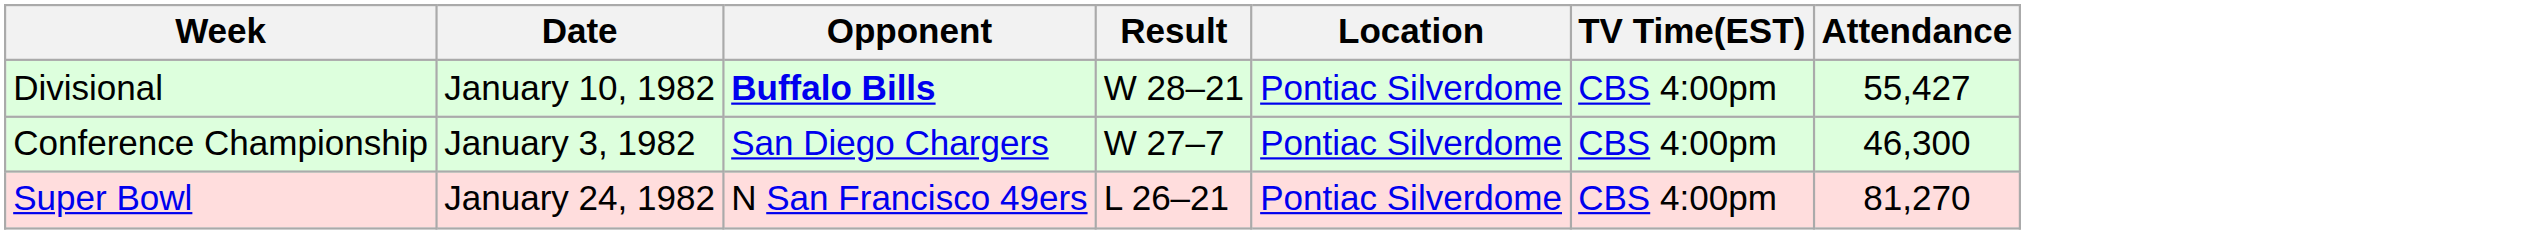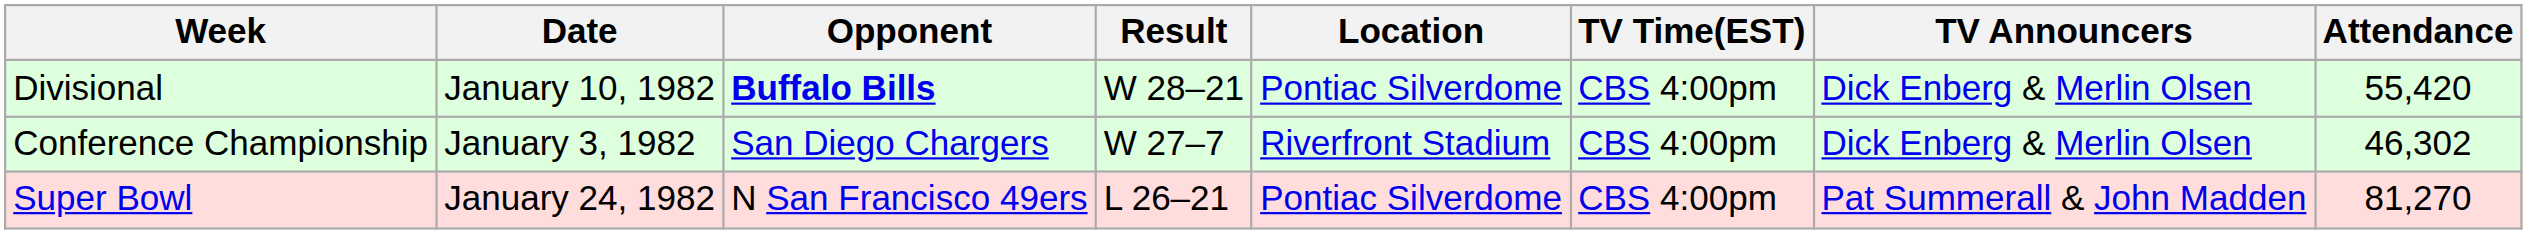+ column: (2064, 32)
(1917, 87) 55,427 -> (2418, 87) 55,420
(1411, 143) Pontiac Silverdome -> (1405, 143) Riverfront Stadium
(1917, 143) 46,300 -> (2418, 143) 46,302
